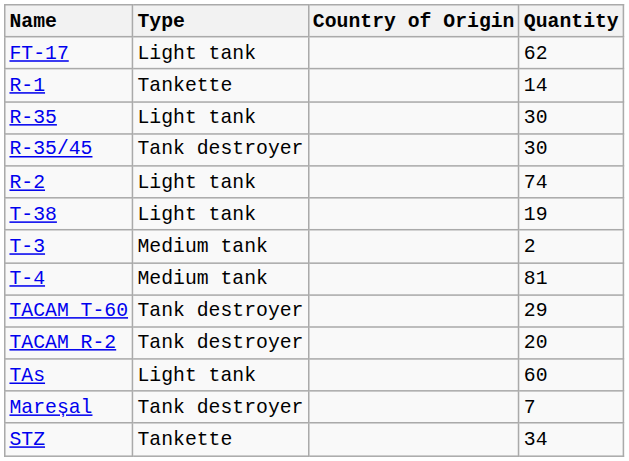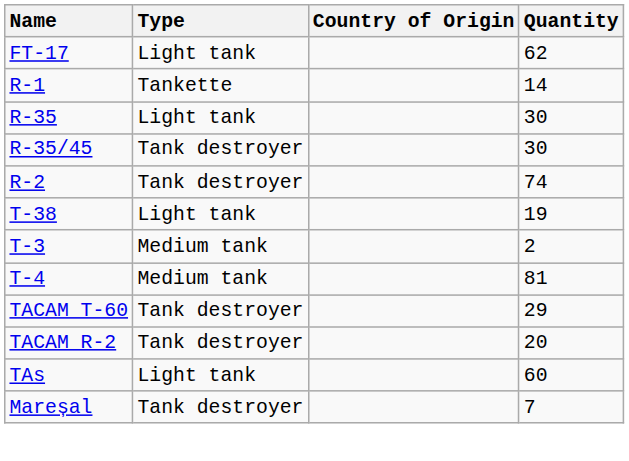(197, 182) Light tank -> (220, 182) Tank destroyer
- row: (27, 440)
